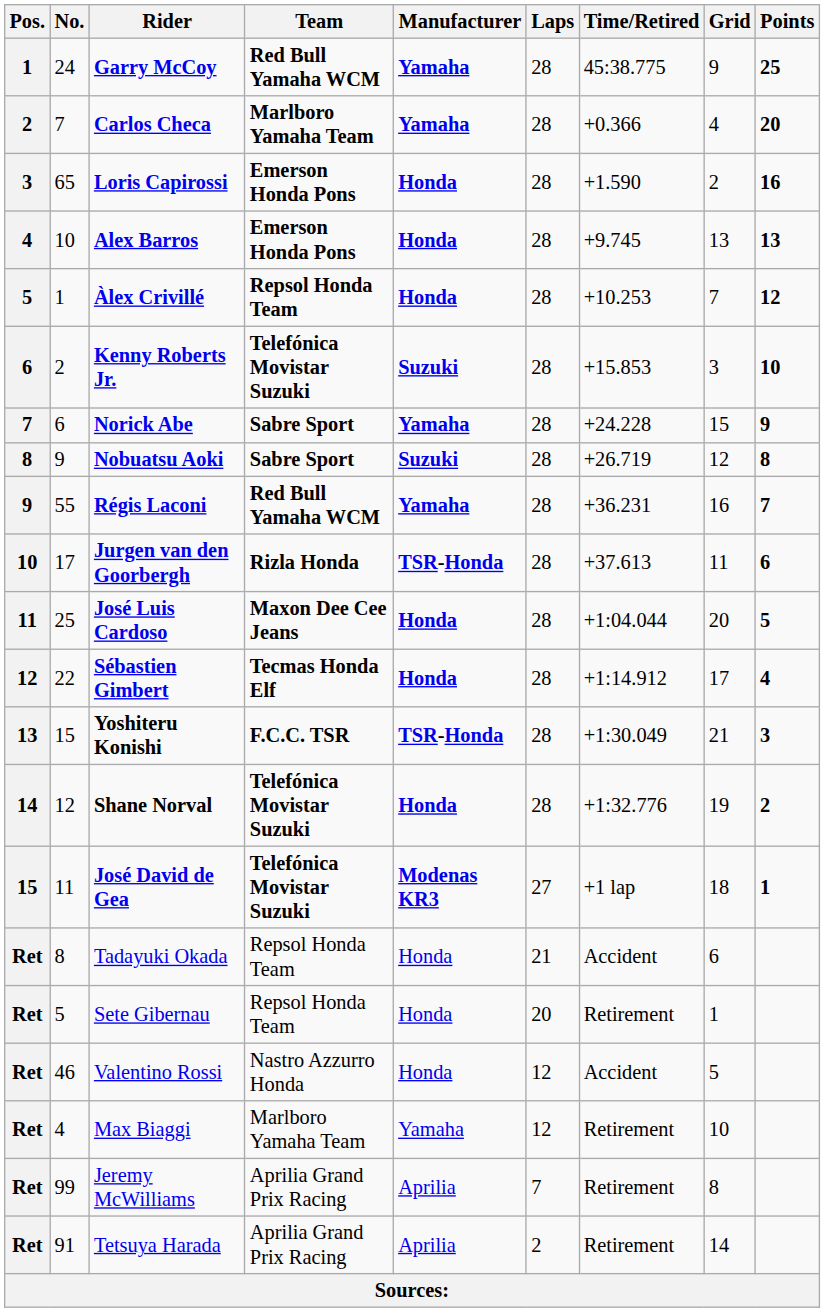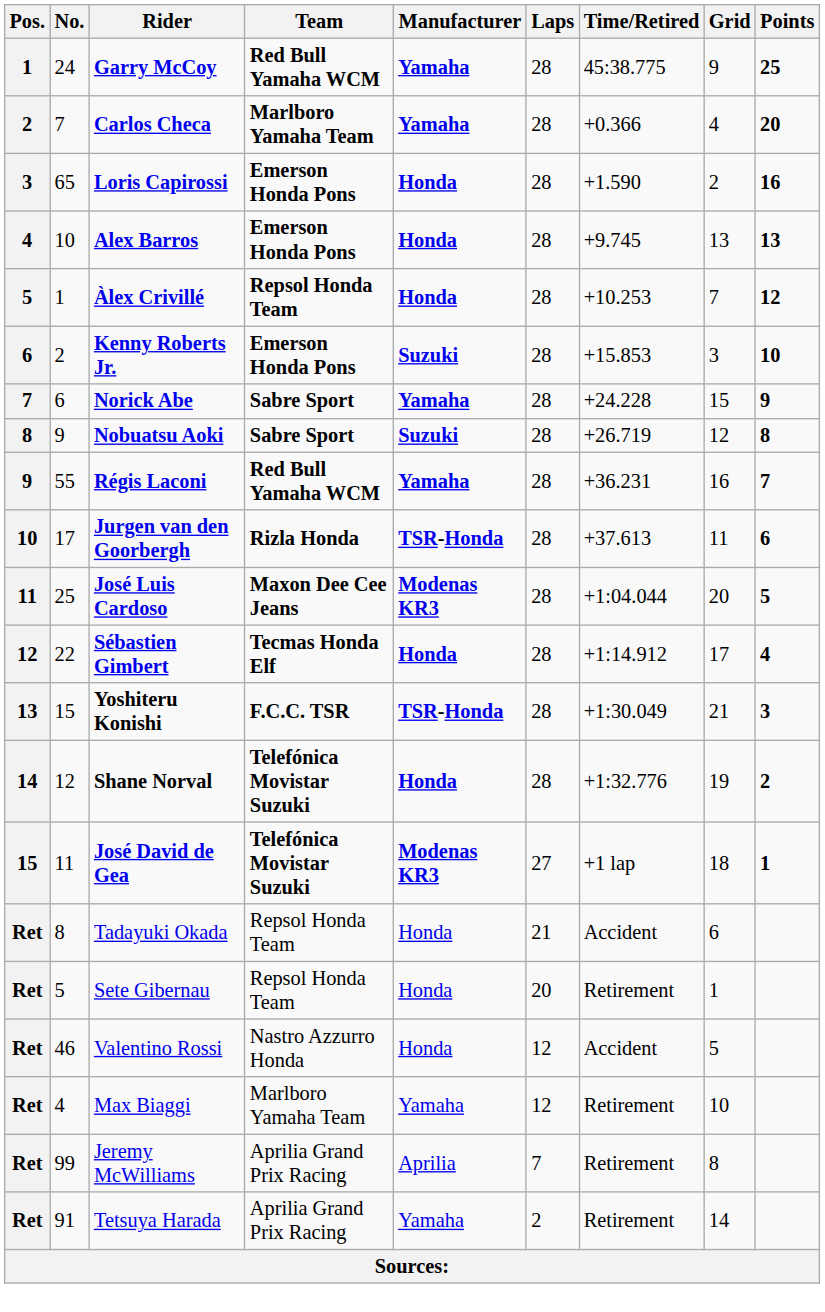(294, 367) Telefónica Movistar Suzuki -> (303, 355) Emerson Honda Pons
(428, 620) Honda -> (438, 595) Modenas KR3
(427, 1245) Aprilia -> (431, 1221) Yamaha
